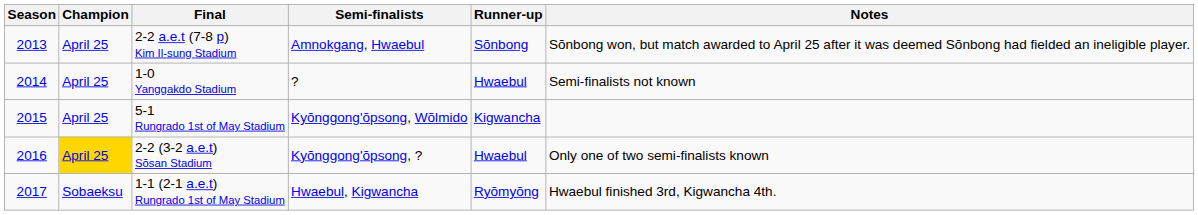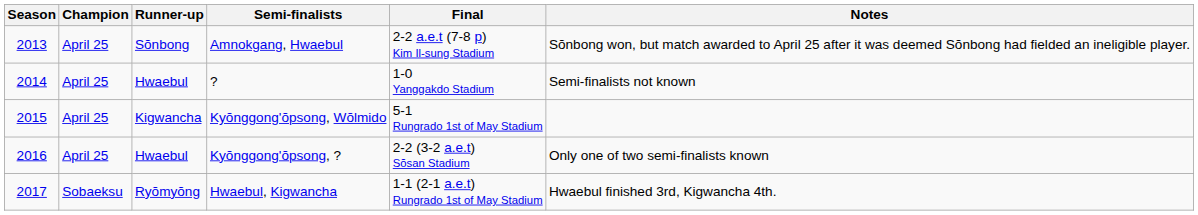columns swapped: (508, 15) <-> (210, 15)
(85, 155) gold background -> (85, 155) no background
